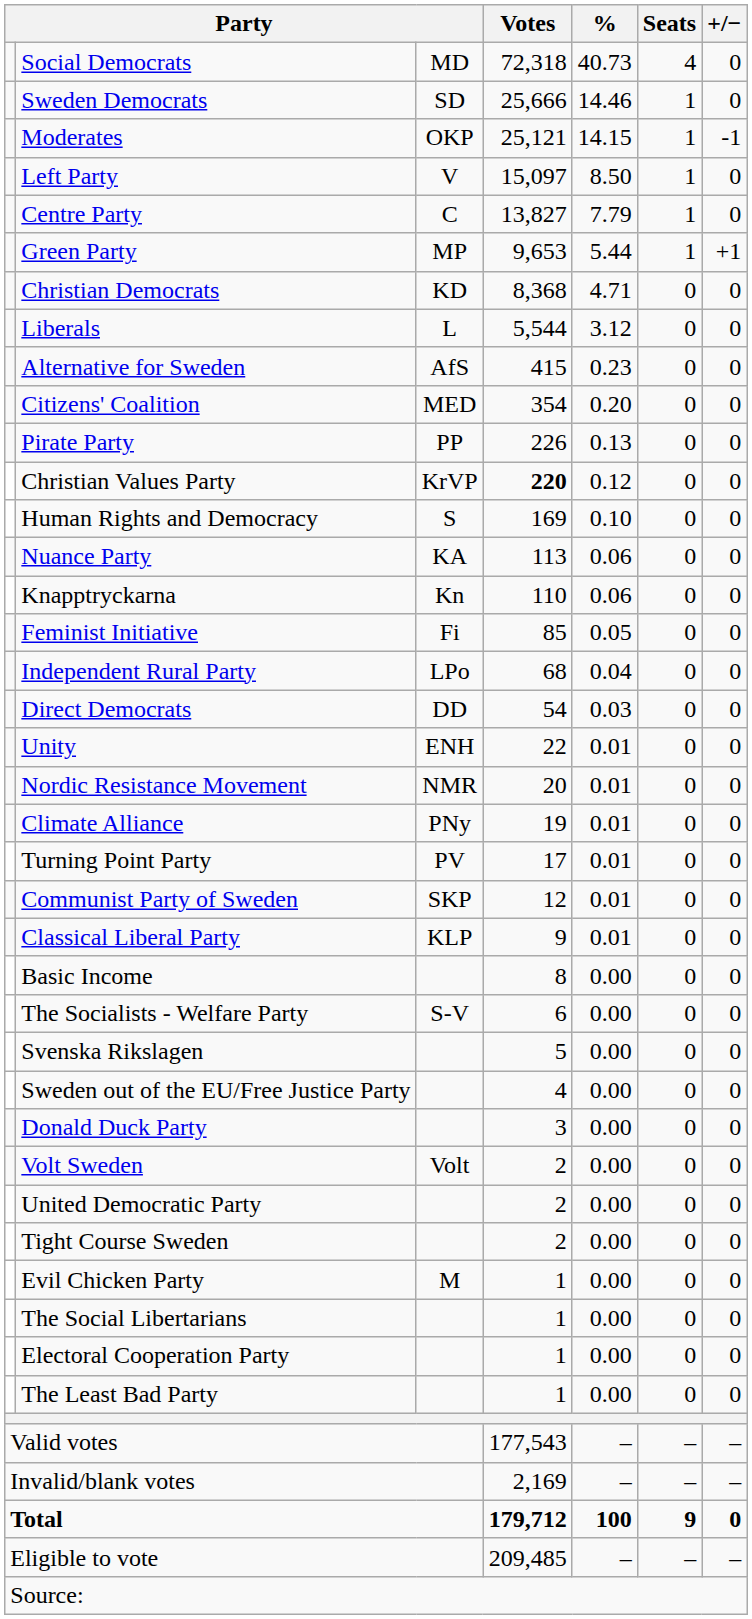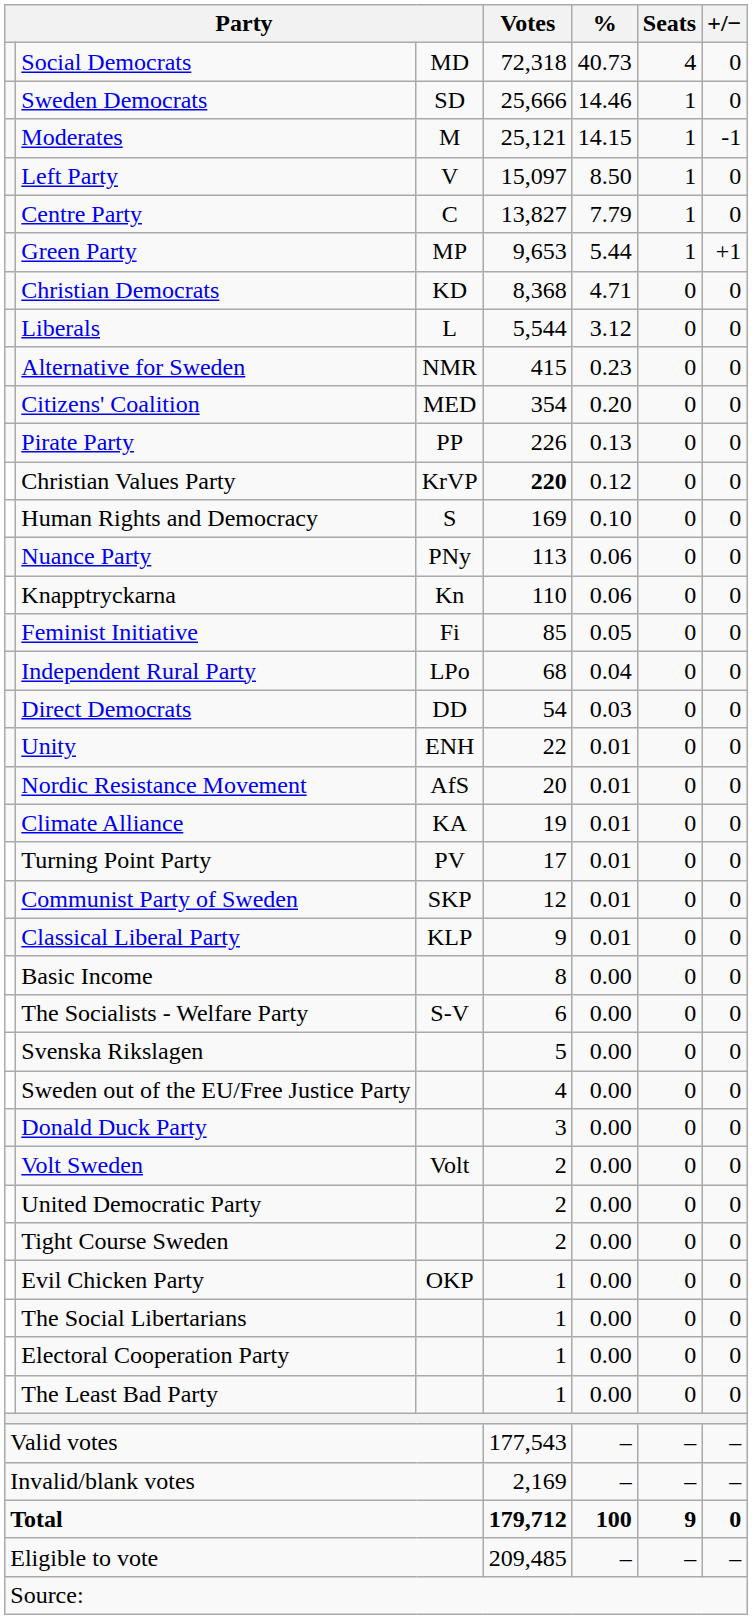(450, 137) OKP -> (450, 137) M
(450, 366) AfS -> (450, 366) NMR
(450, 556) KA -> (450, 556) PNy
(450, 784) NMR -> (450, 784) AfS
(450, 822) PNy -> (450, 822) KA
(450, 1279) M -> (450, 1279) OKP
